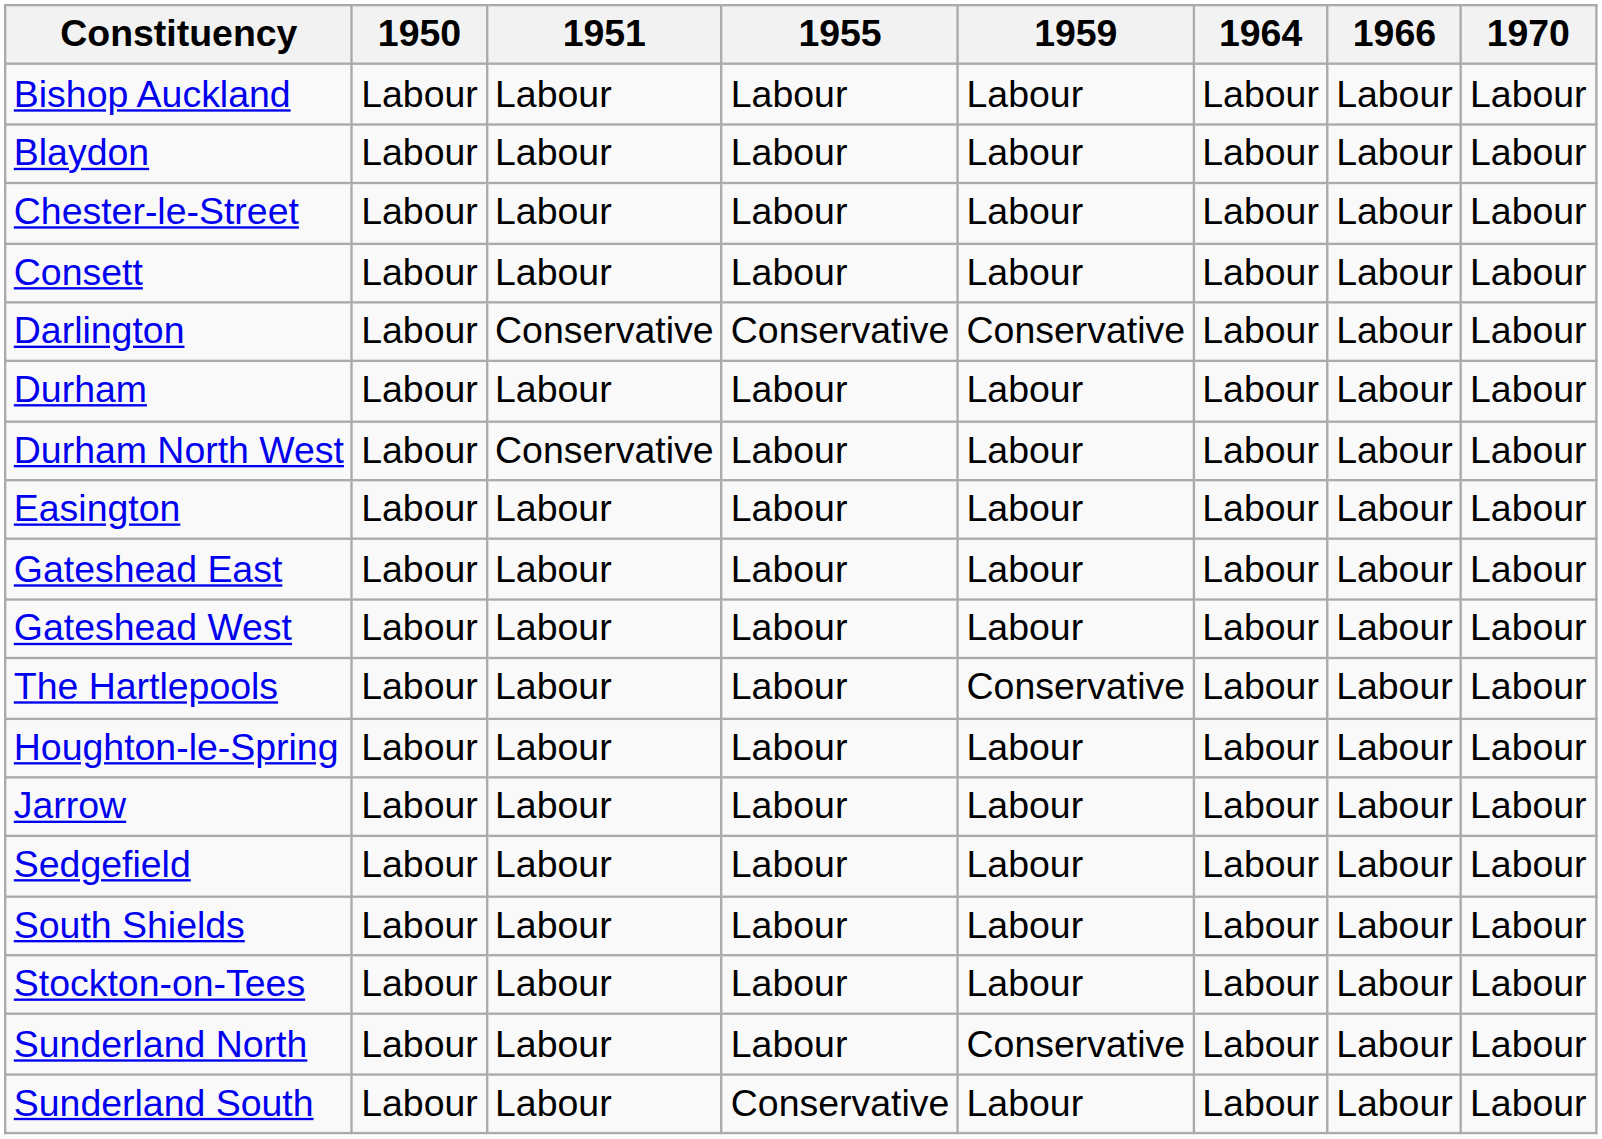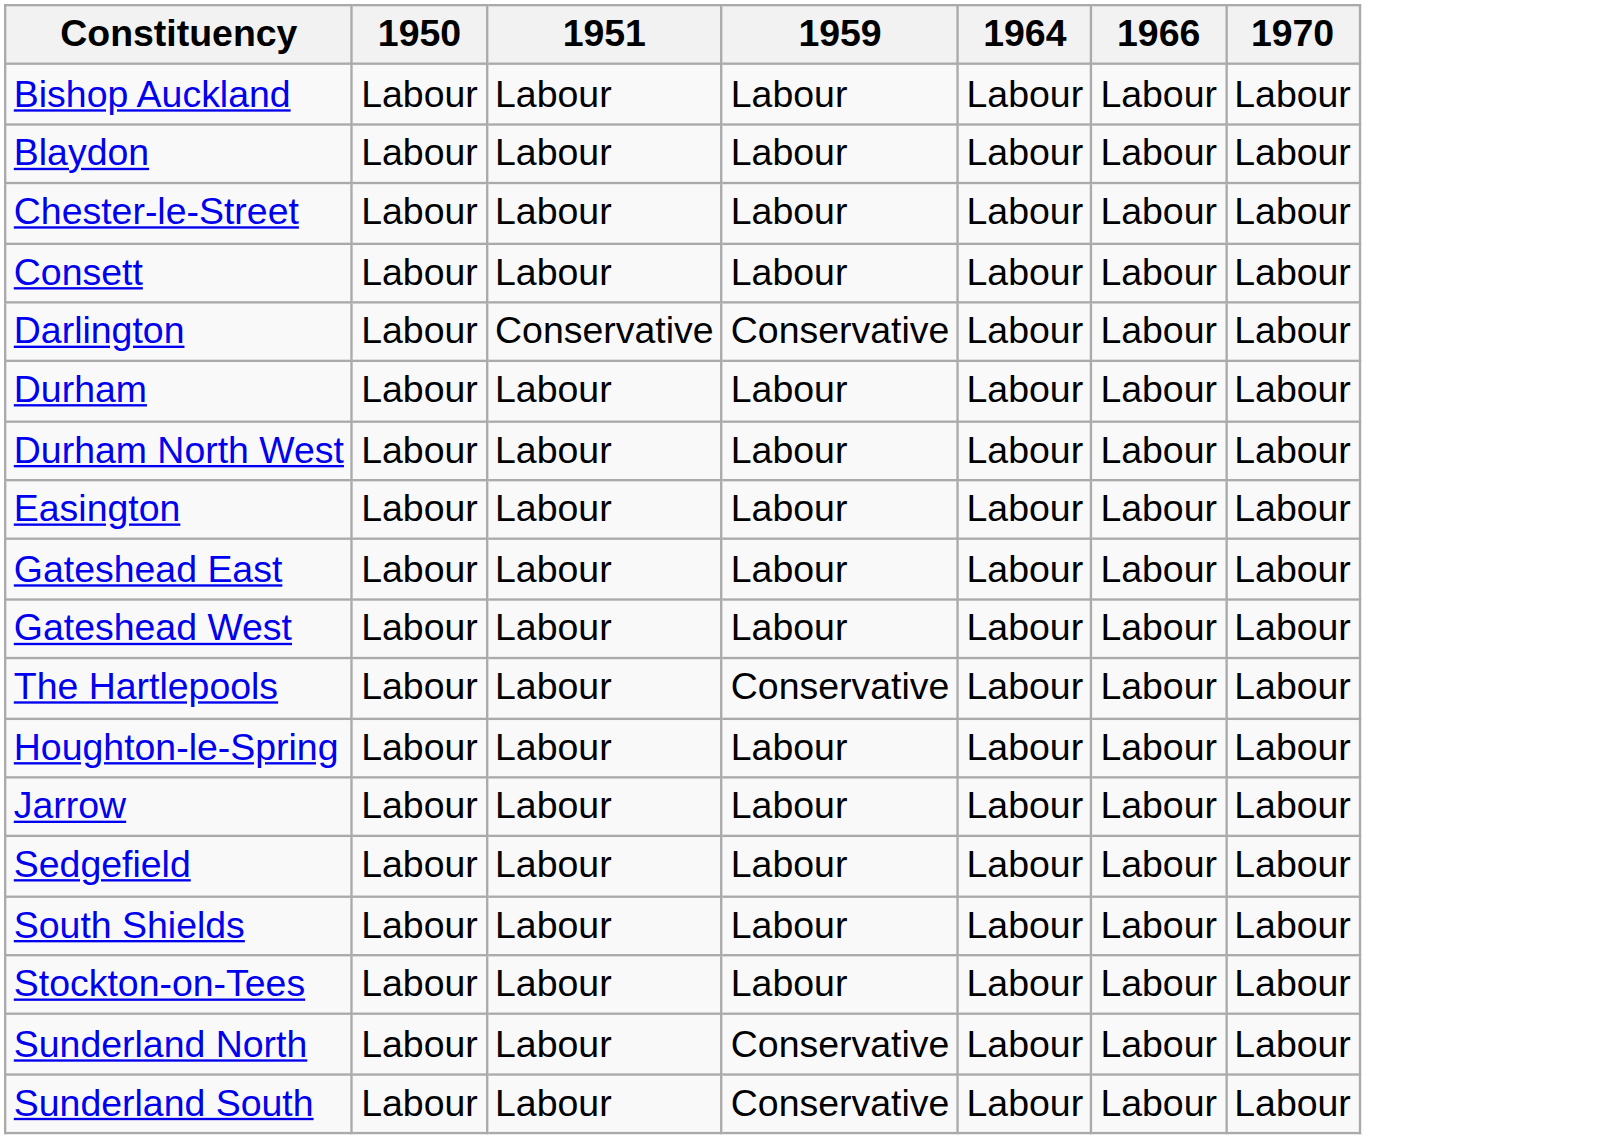- column: (840, 34)
(604, 449) Conservative -> (553, 449) Labour
(1025, 1102) Labour -> (840, 1102) Conservative
